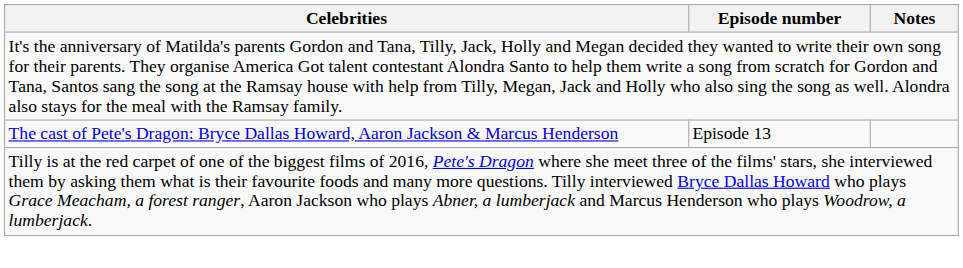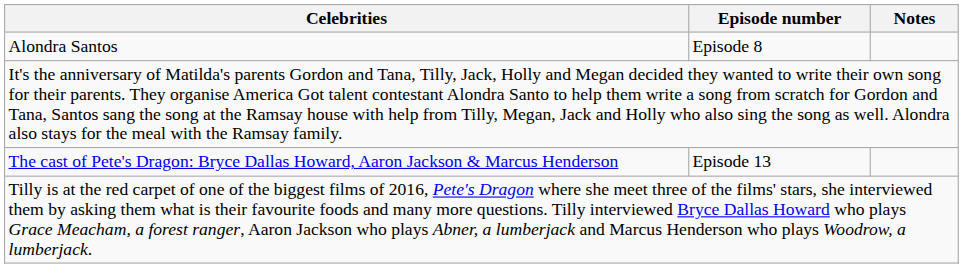+ row: (63, 46)
